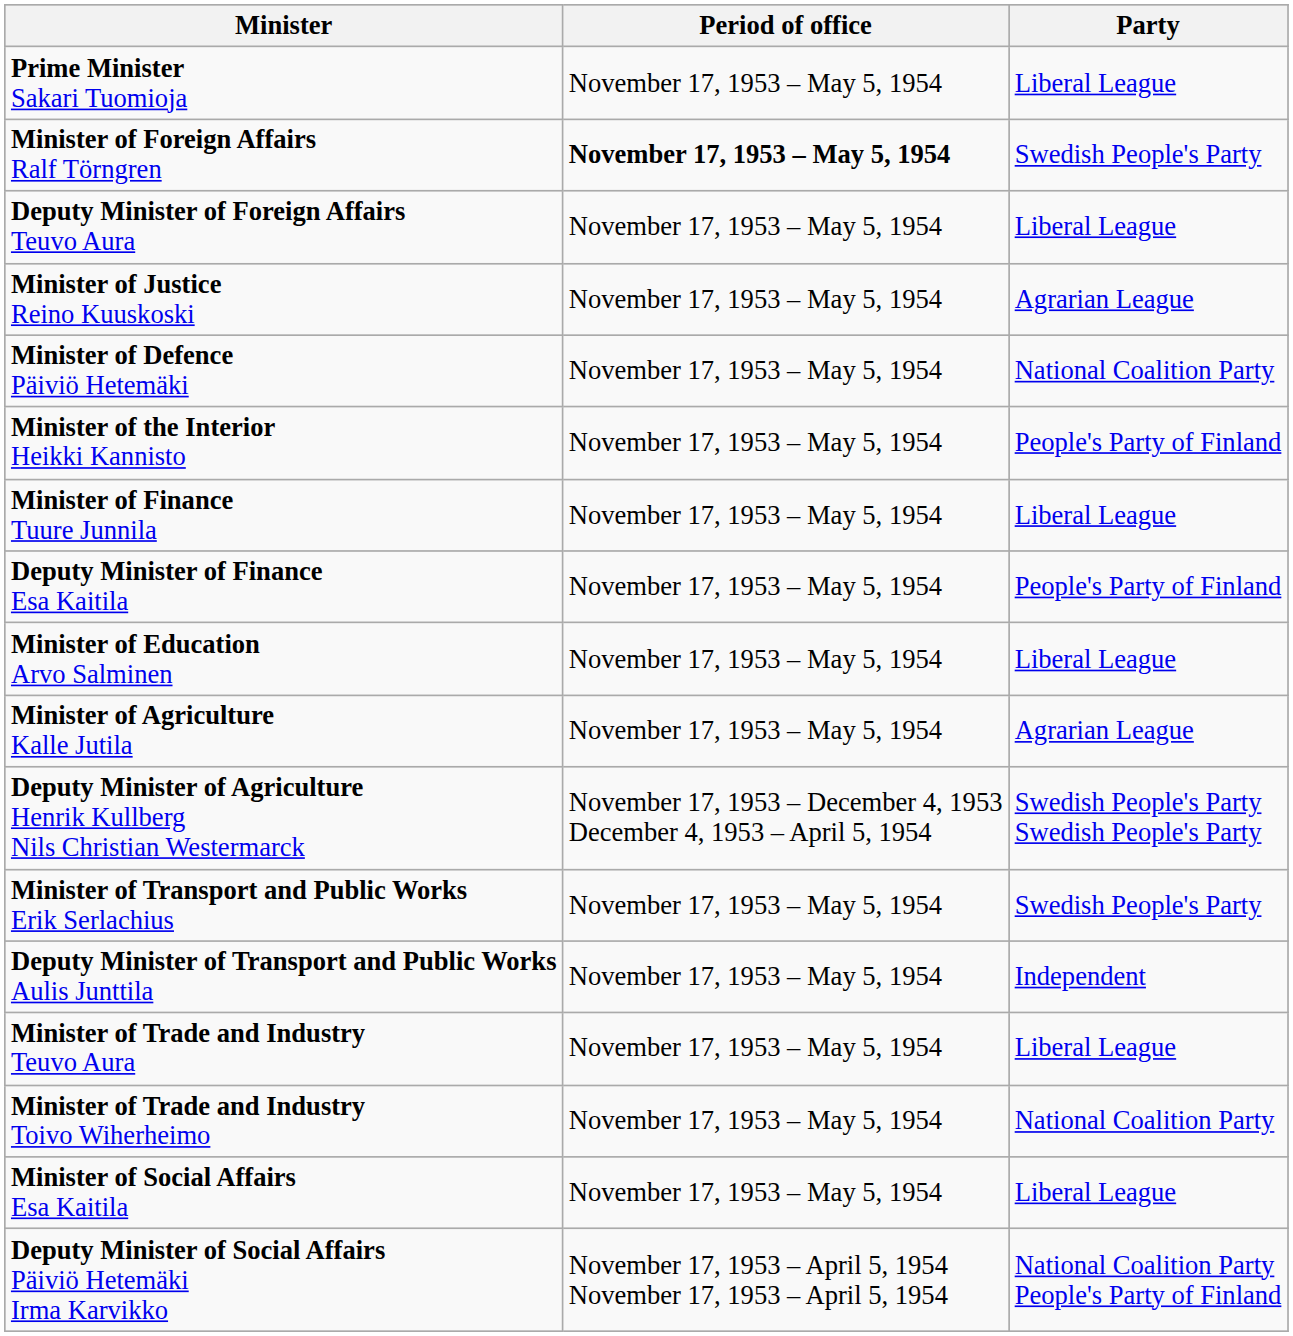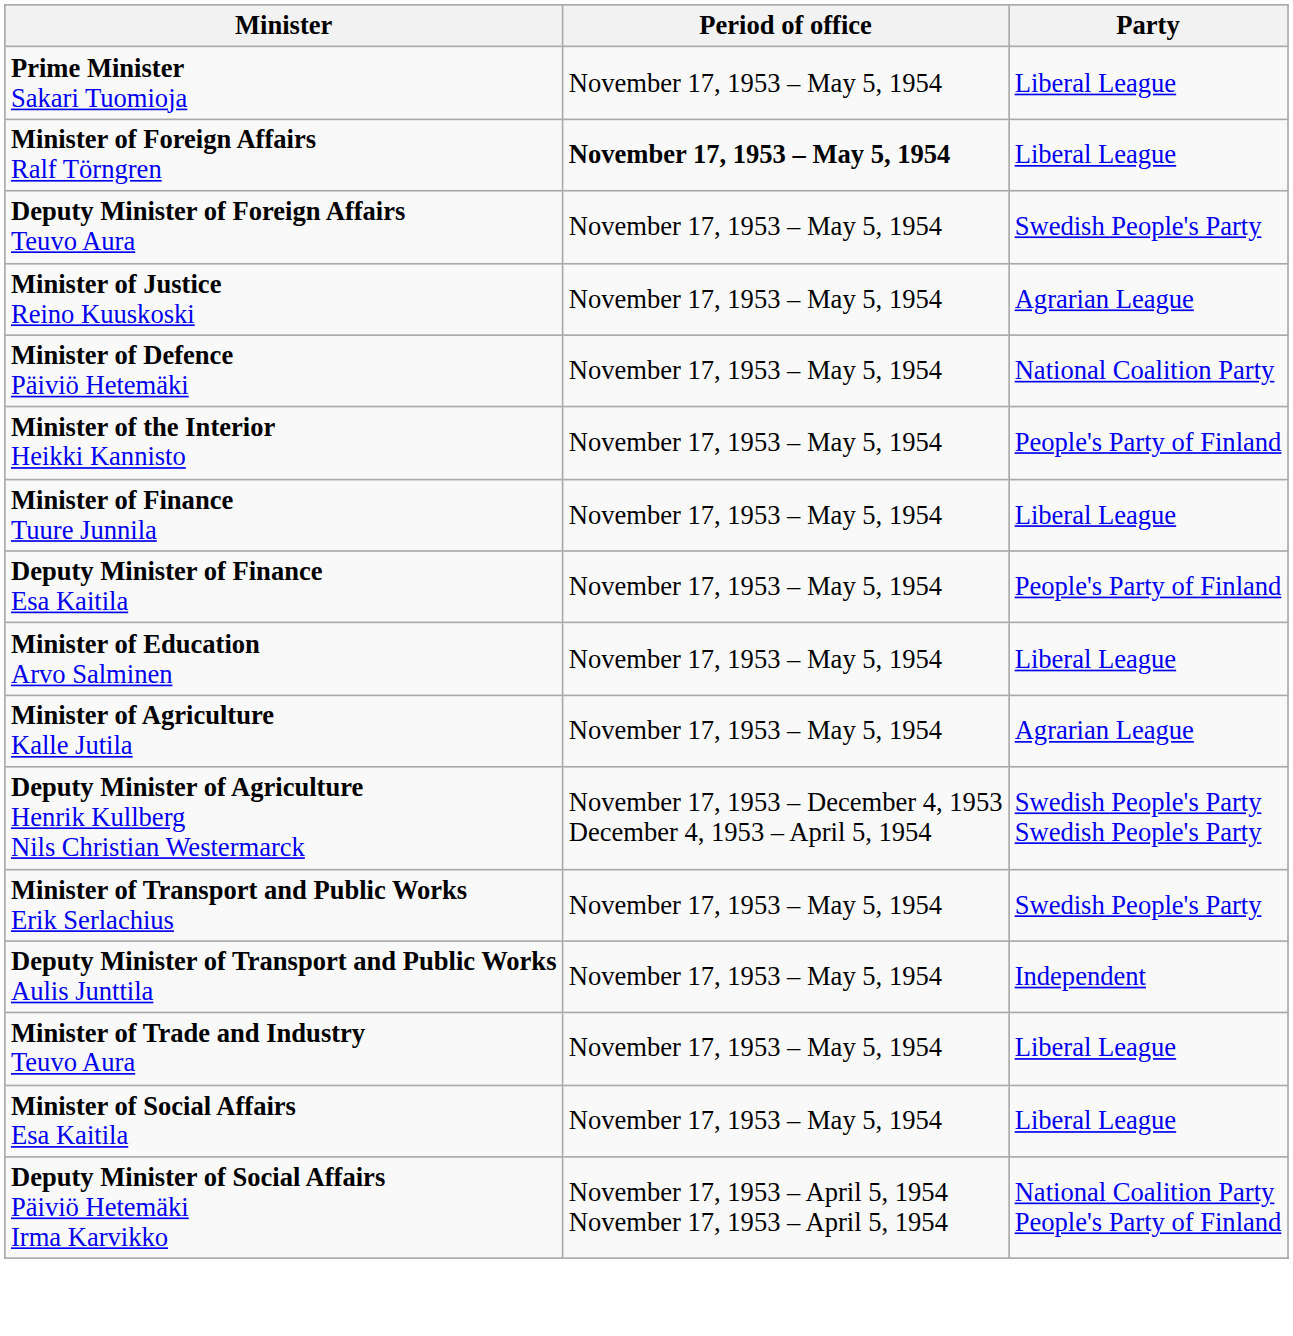(1138, 154) Swedish People's Party -> (1095, 154) Liberal League
(1095, 226) Liberal League -> (1138, 226) Swedish People's Party
- row: (188, 1120)
